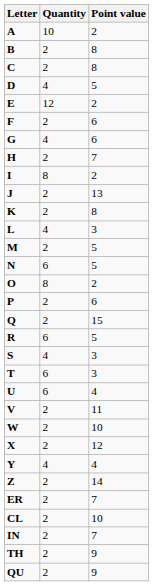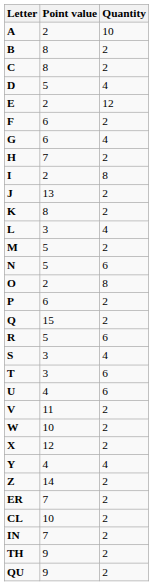columns swapped: (119, 13) <-> (64, 13)
